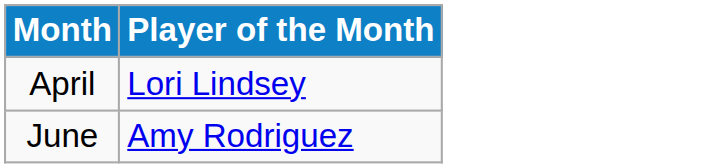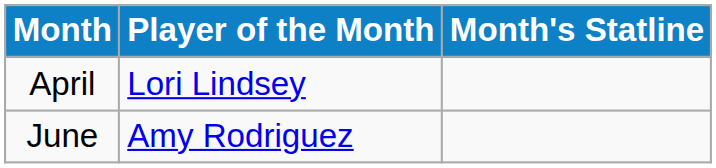+ column: (577, 30)
